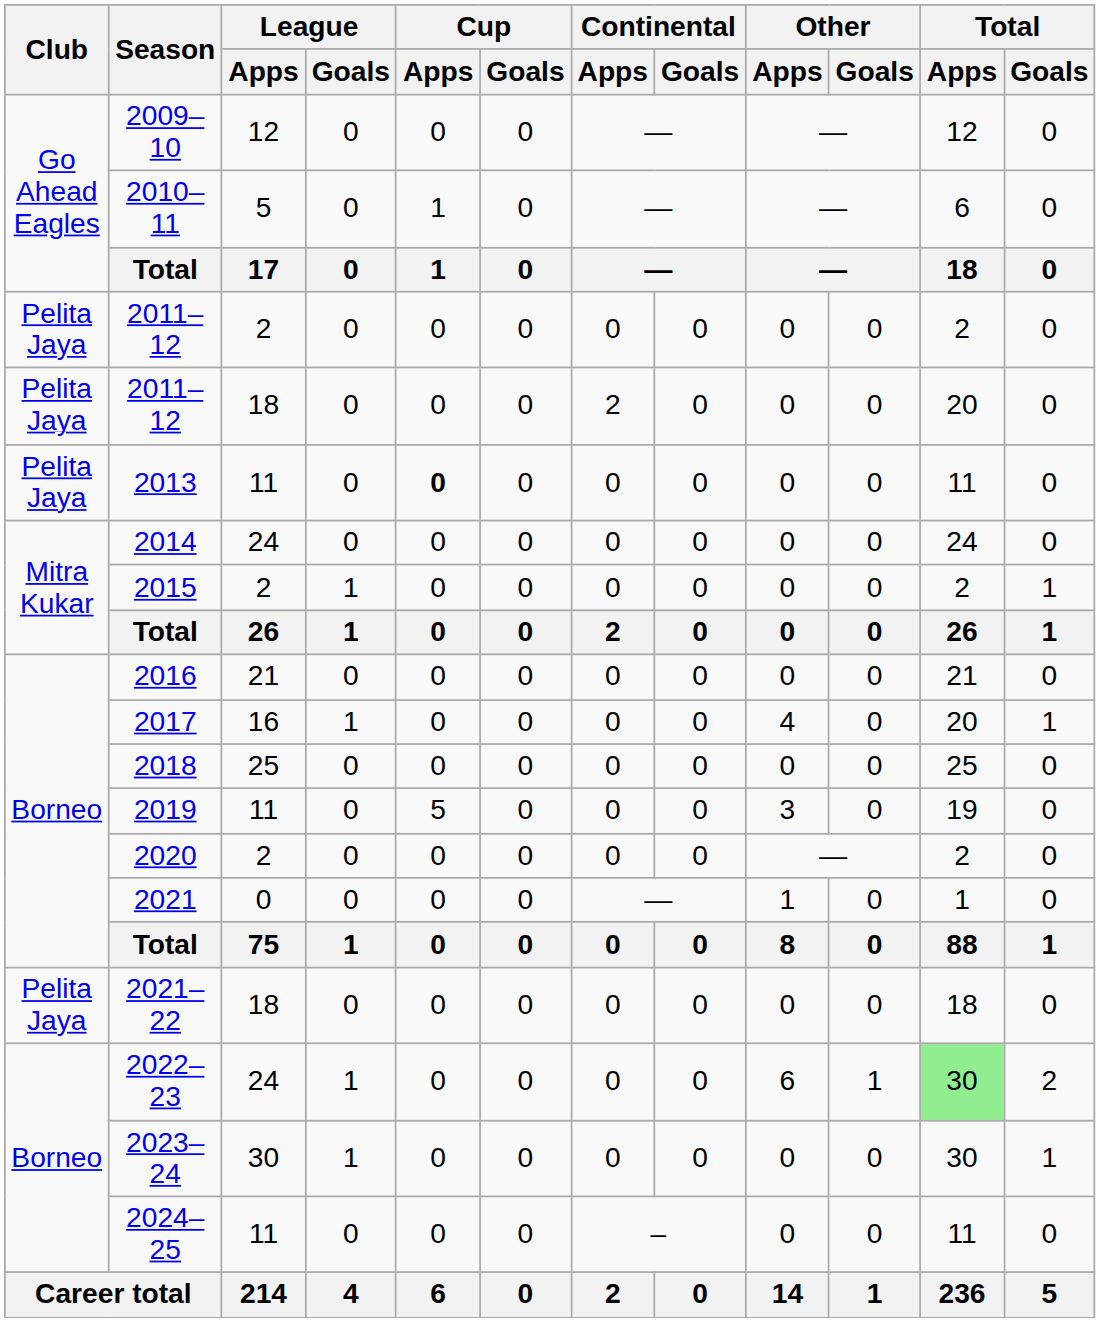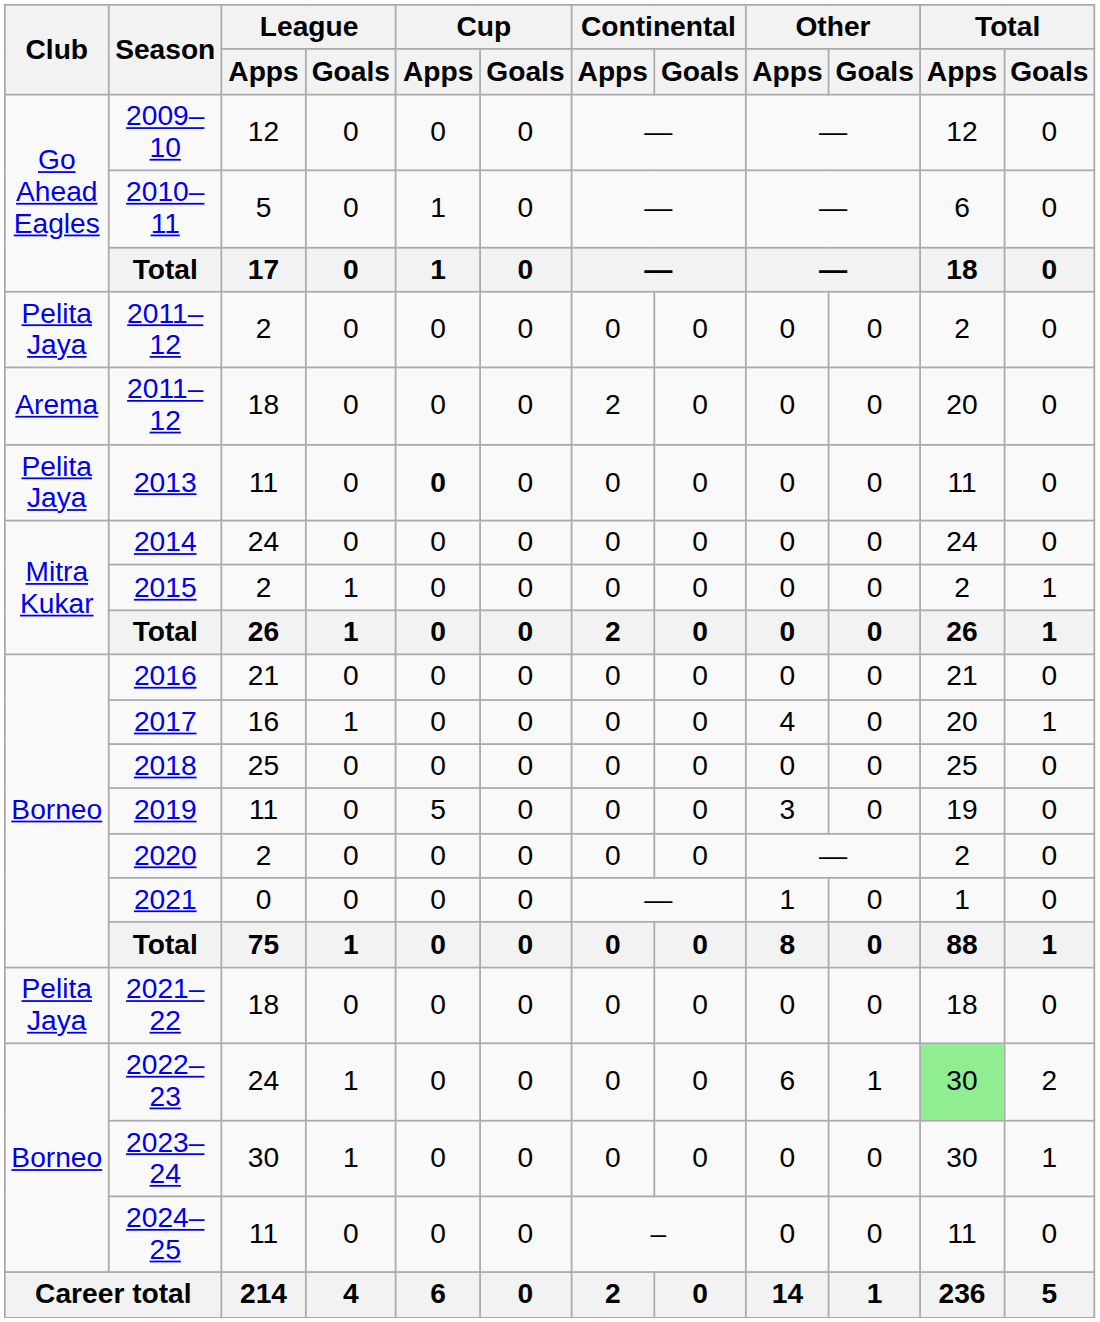(57, 405) Pelita Jaya -> (57, 405) Arema
